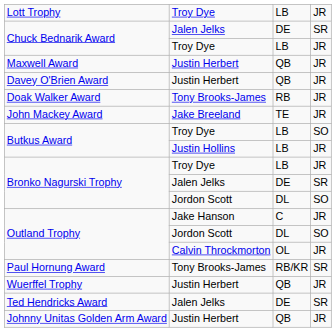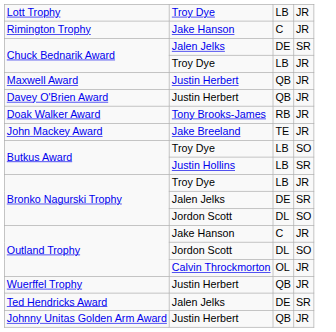+ row: (49, 30)
(320, 149) JR -> (303, 166) SR
- row: (56, 268)
